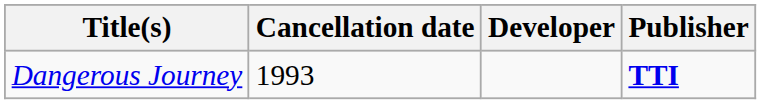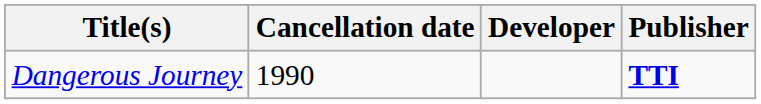(285, 74) 1993 -> (285, 74) 1990
